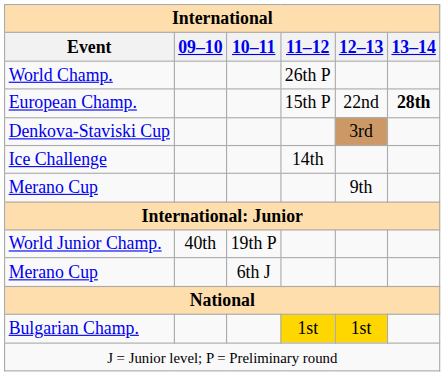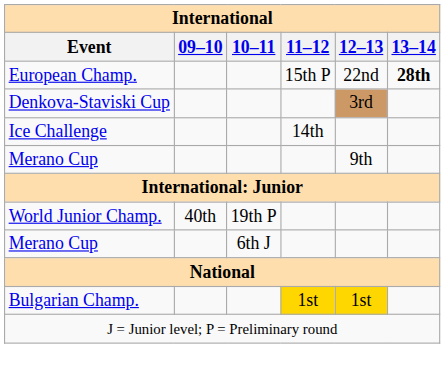- row: (61, 74)
